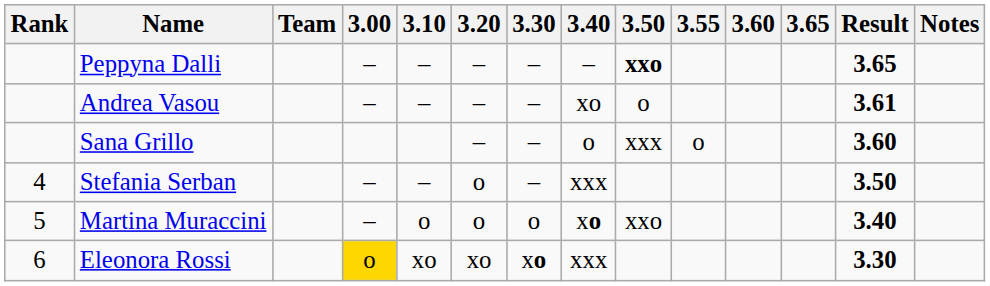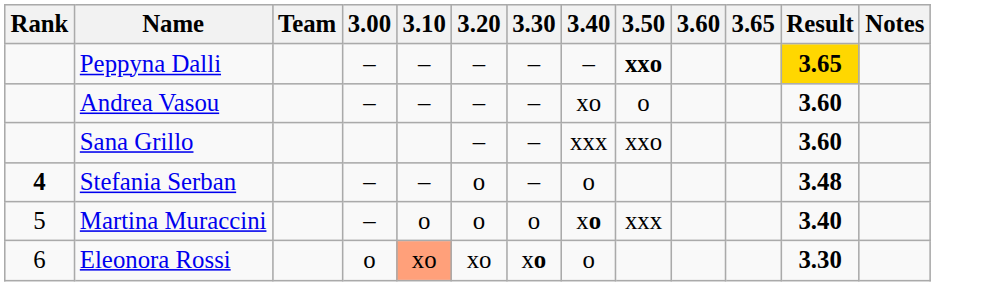- column: (698, 24)
(875, 63) no background -> (820, 63) gold background
(875, 102) 3.61 -> (820, 102) 3.60
(589, 142) o -> (589, 142) xxx
(644, 142) xxx -> (644, 142) xxo
(39, 181) normal -> (39, 181) bold
(589, 181) xxx -> (589, 181) o
(875, 181) 3.50 -> (820, 181) 3.48
(644, 220) xxo -> (644, 220) xxx
(369, 260) gold background -> (369, 260) no background
(424, 260) no background -> (424, 260) lightsalmon background
(589, 260) xxx -> (589, 260) o
